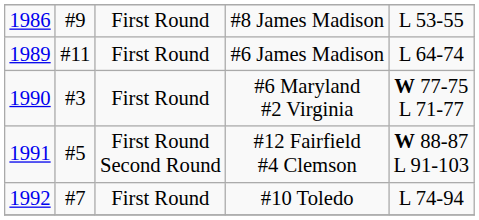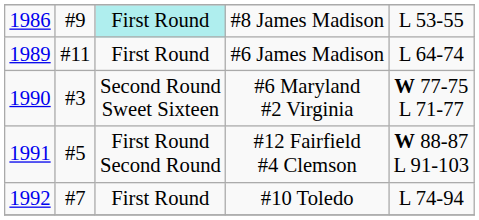(160, 20) no background -> (160, 20) paleturquoise background
(160, 97) First Round -> (160, 97) Second Round Sweet Sixteen
